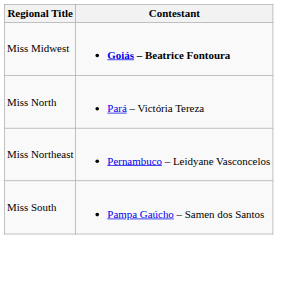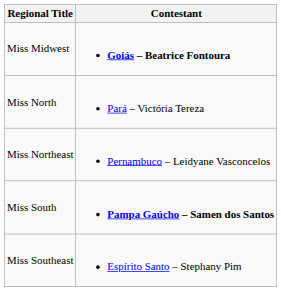(174, 214) normal -> (176, 214) bold
+ row: (40, 260)
